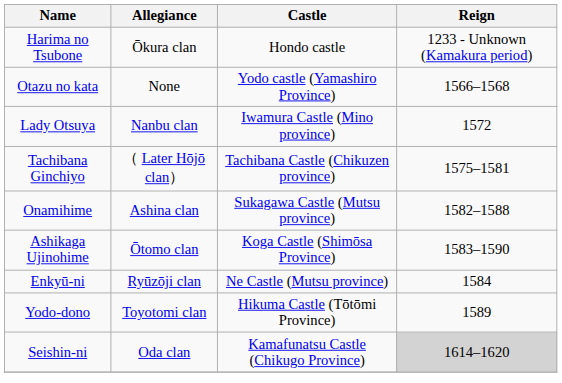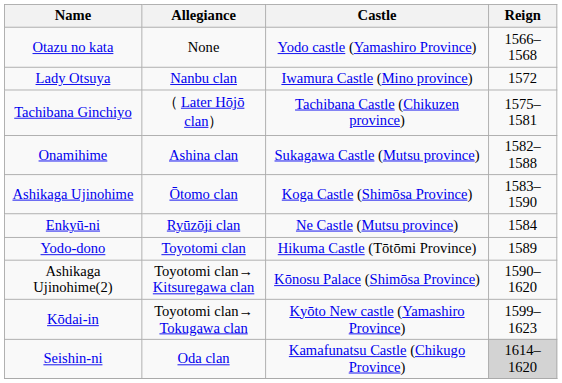- row: (58, 47)
+ row: (73, 279)
+ row: (73, 319)
